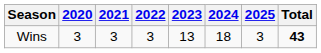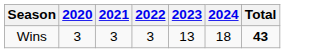- column: (260, 15)
